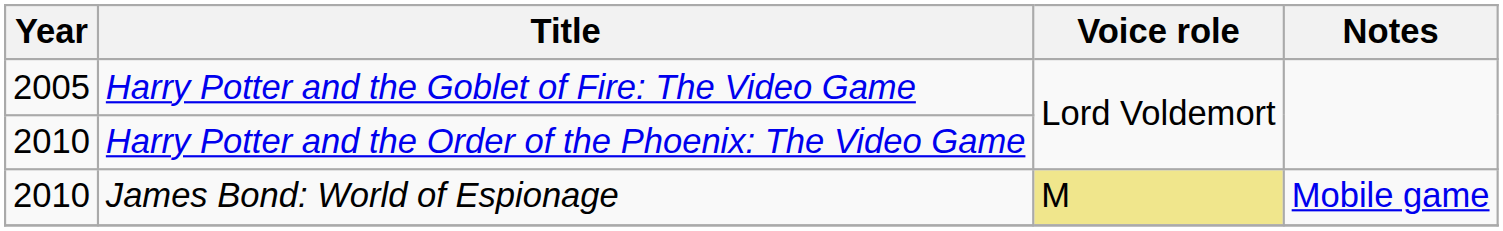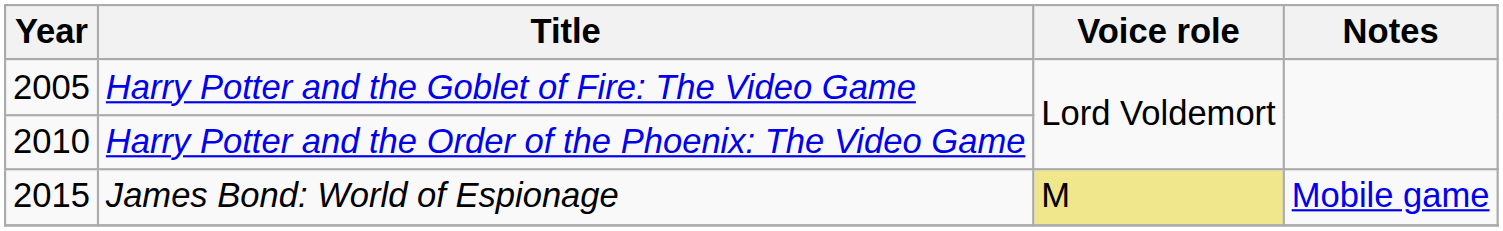(51, 196) 2010 -> (51, 196) 2015
